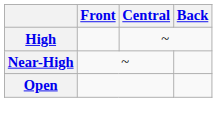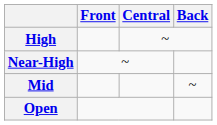+ row: (41, 85)
